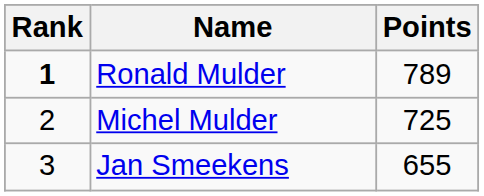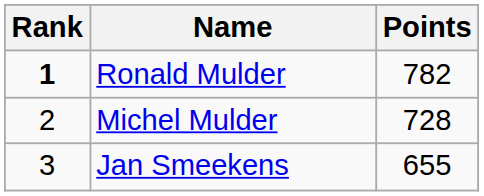(427, 73) 789 -> (427, 73) 782
(427, 119) 725 -> (427, 119) 728
